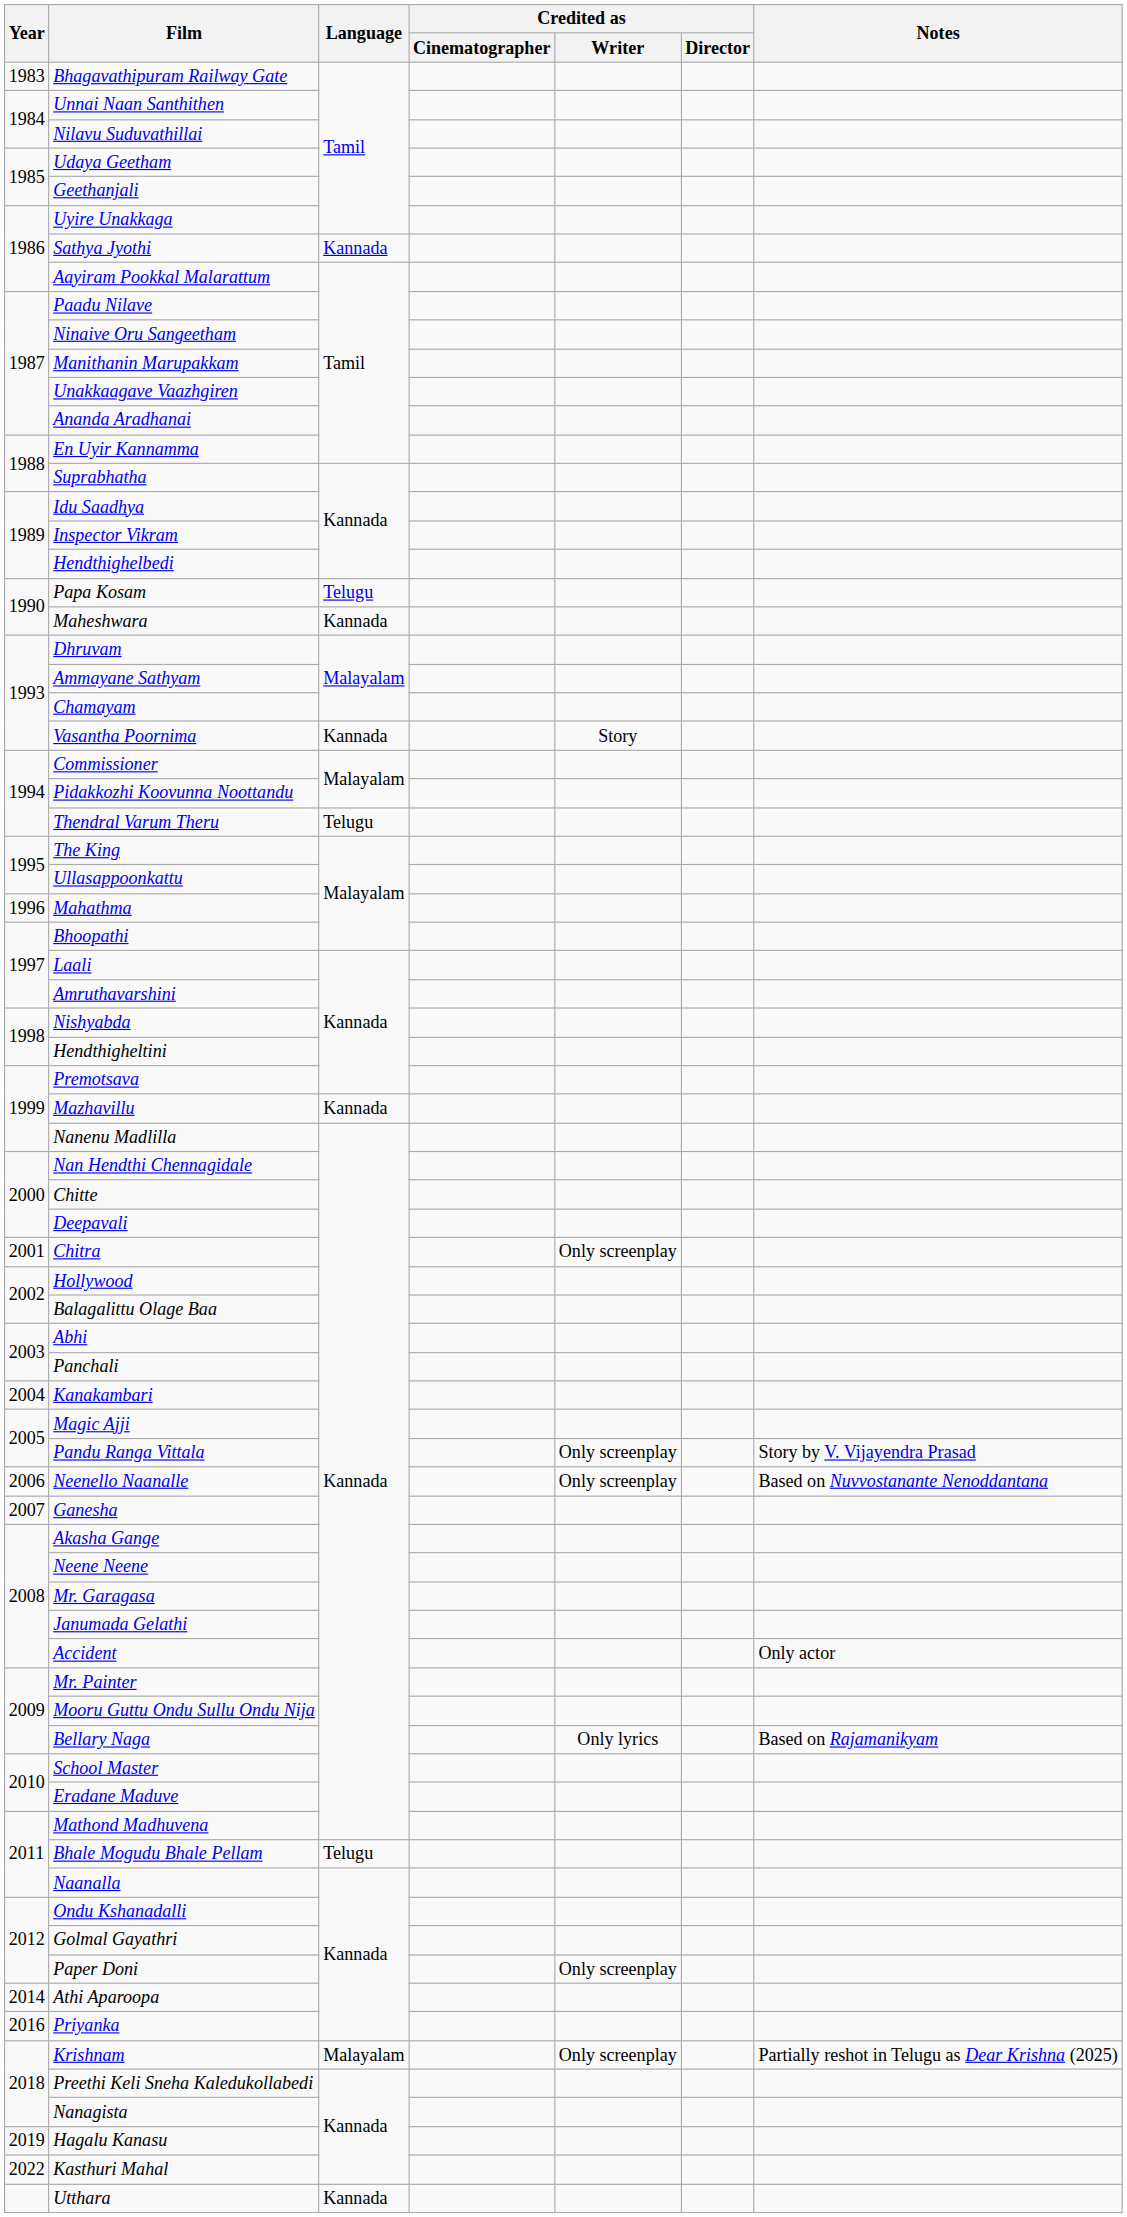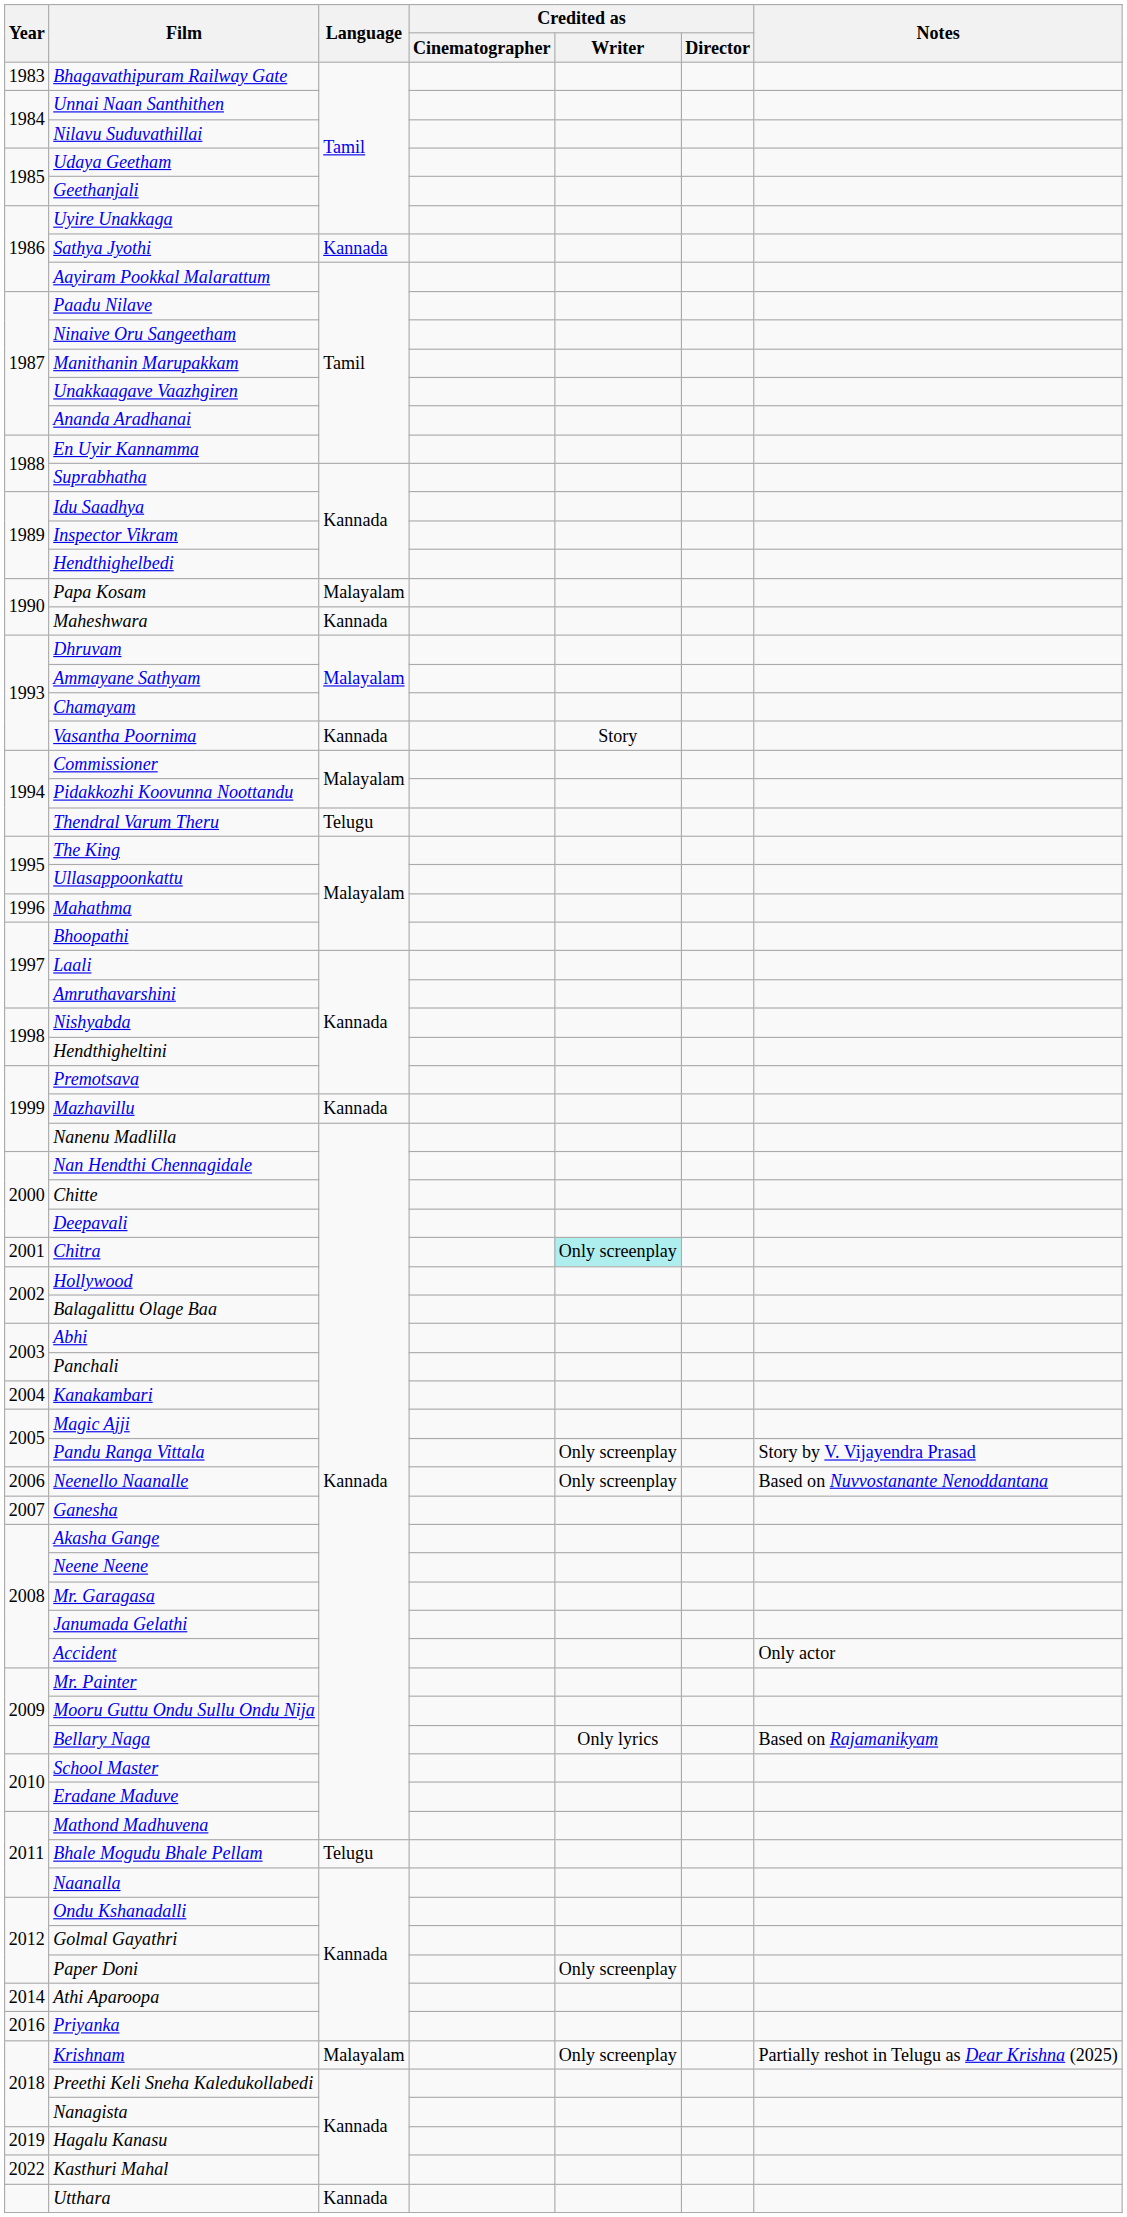(348, 592) Telugu -> (364, 592) Malayalam
(618, 1251) no background -> (618, 1251) paleturquoise background
